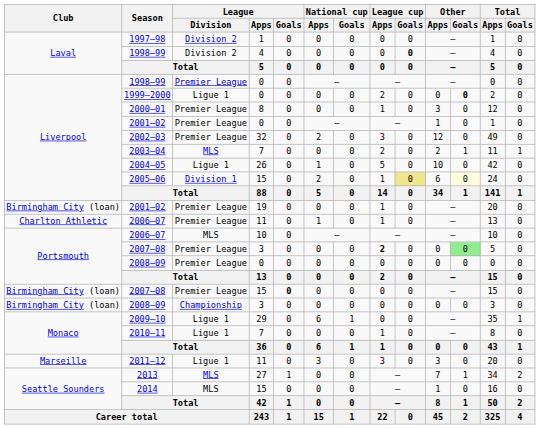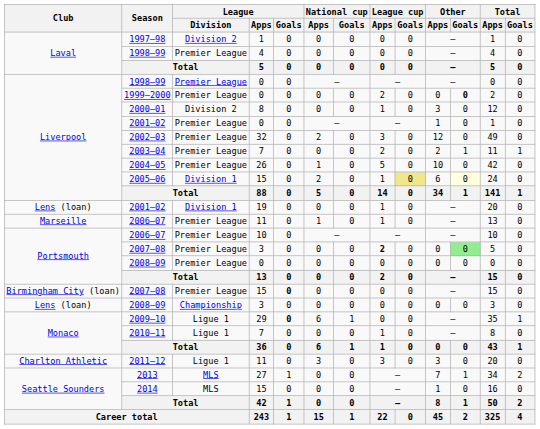(211, 53) Division 2 -> (211, 53) Premier League
(410, 53) bold -> (410, 53) normal
(211, 95) Ligue 1 -> (211, 95) Premier League
(211, 109) Premier League -> (211, 109) Division 2
(211, 151) MLS -> (211, 151) Premier League
(211, 165) Ligue 1 -> (211, 165) Premier League
(63, 207) Birmingham City (loan) -> (63, 207) Lens (loan)
(211, 207) Premier League -> (211, 207) Division 1
(63, 221) Charlton Athletic -> (63, 221) Marseille
(211, 235) MLS -> (211, 235) Premier League
(63, 305) Birmingham City (loan) -> (63, 305) Lens (loan)
(289, 319) normal -> (289, 319) bold
(63, 361) Marseille -> (63, 361) Charlton Athletic
